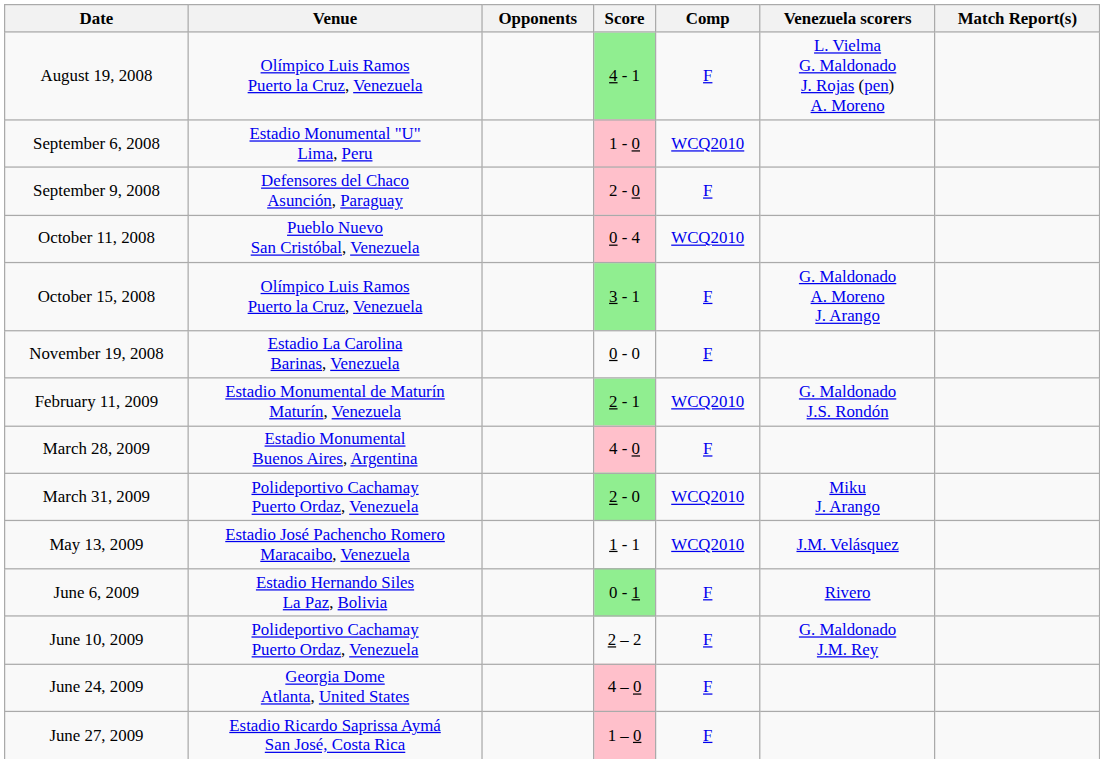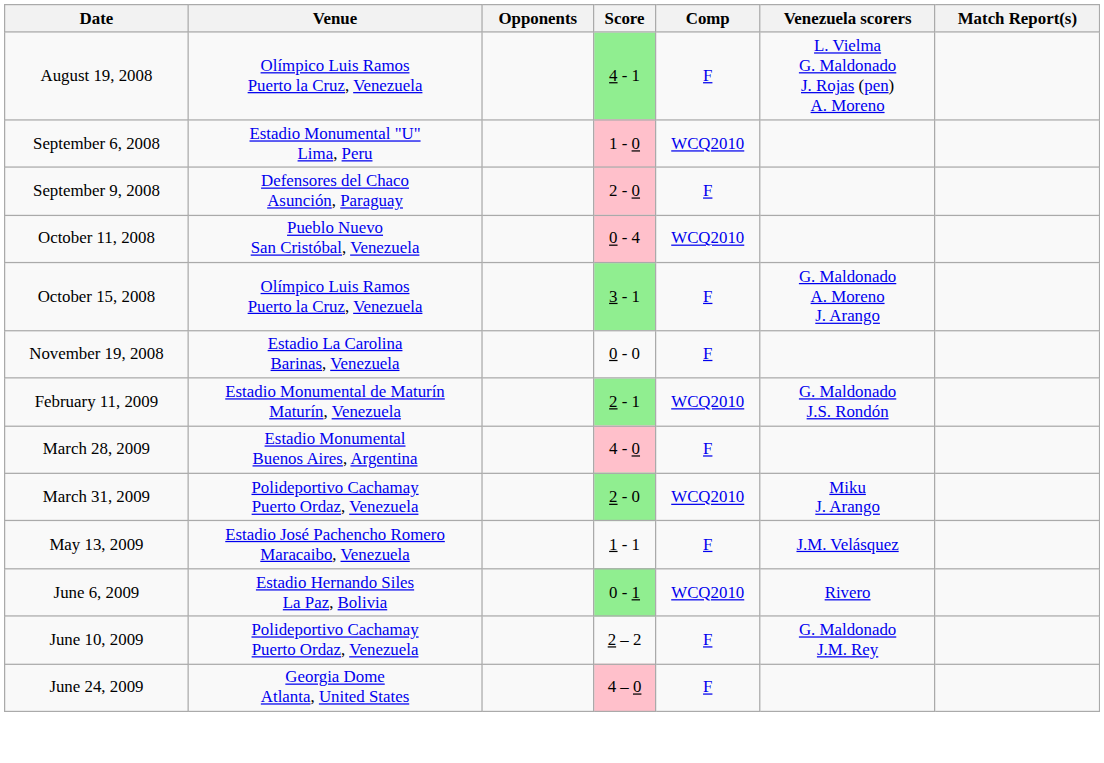(708, 544) WCQ2010 -> (708, 544) F
(708, 591) F -> (708, 591) WCQ2010
- row: (96, 734)
